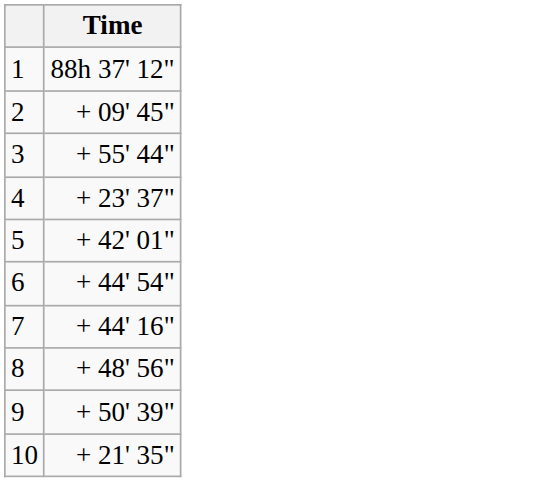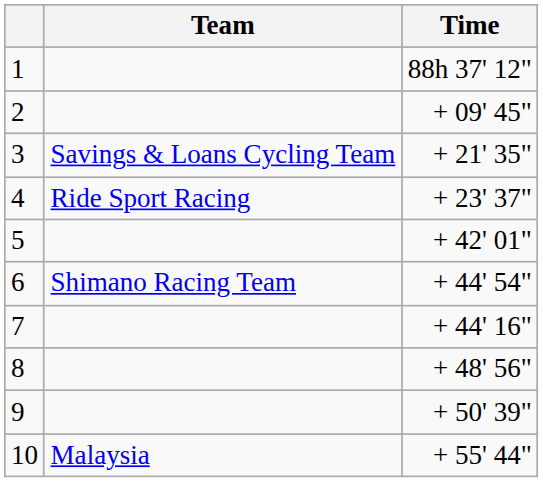+ column: (223, 25)
(125, 154) + 55' 44" -> (482, 154) + 21' 35"
(125, 454) + 21' 35" -> (482, 454) + 55' 44"
